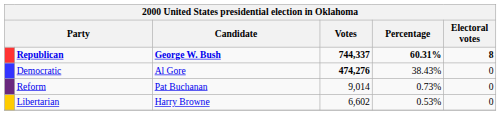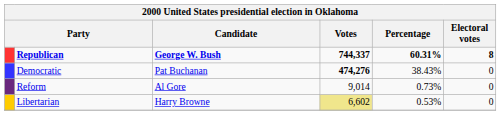(170, 71) Al Gore -> (181, 71) Pat Buchanan
(181, 87) Pat Buchanan -> (170, 87) Al Gore
(359, 102) no background -> (359, 102) khaki background
